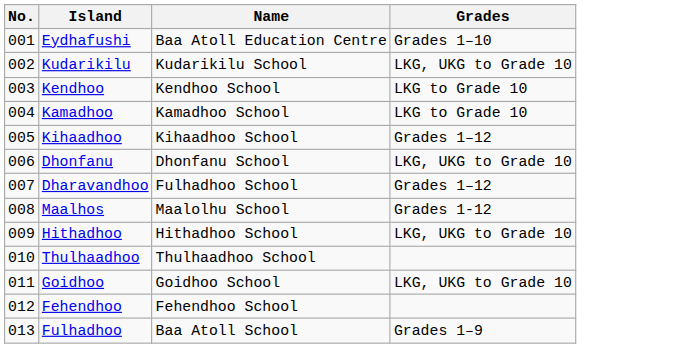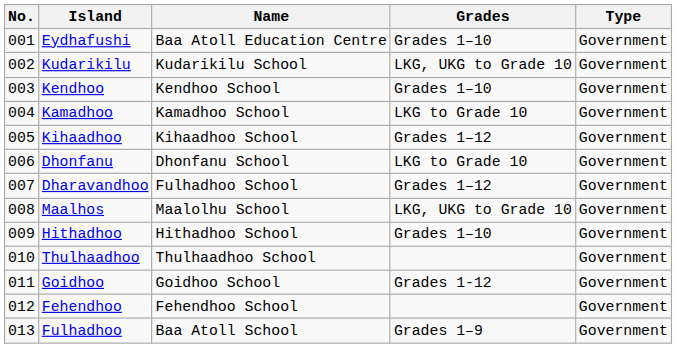+ column: (623, 17)
(461, 89) LKG to Grade 10 -> (443, 89) Grades 1–10
(483, 162) LKG, UKG to Grade 10 -> (461, 162) LKG to Grade 10
(443, 210) Grades 1-12 -> (483, 210) LKG, UKG to Grade 10
(483, 234) LKG, UKG to Grade 10 -> (443, 234) Grades 1–10
(483, 282) LKG, UKG to Grade 10 -> (443, 282) Grades 1-12
